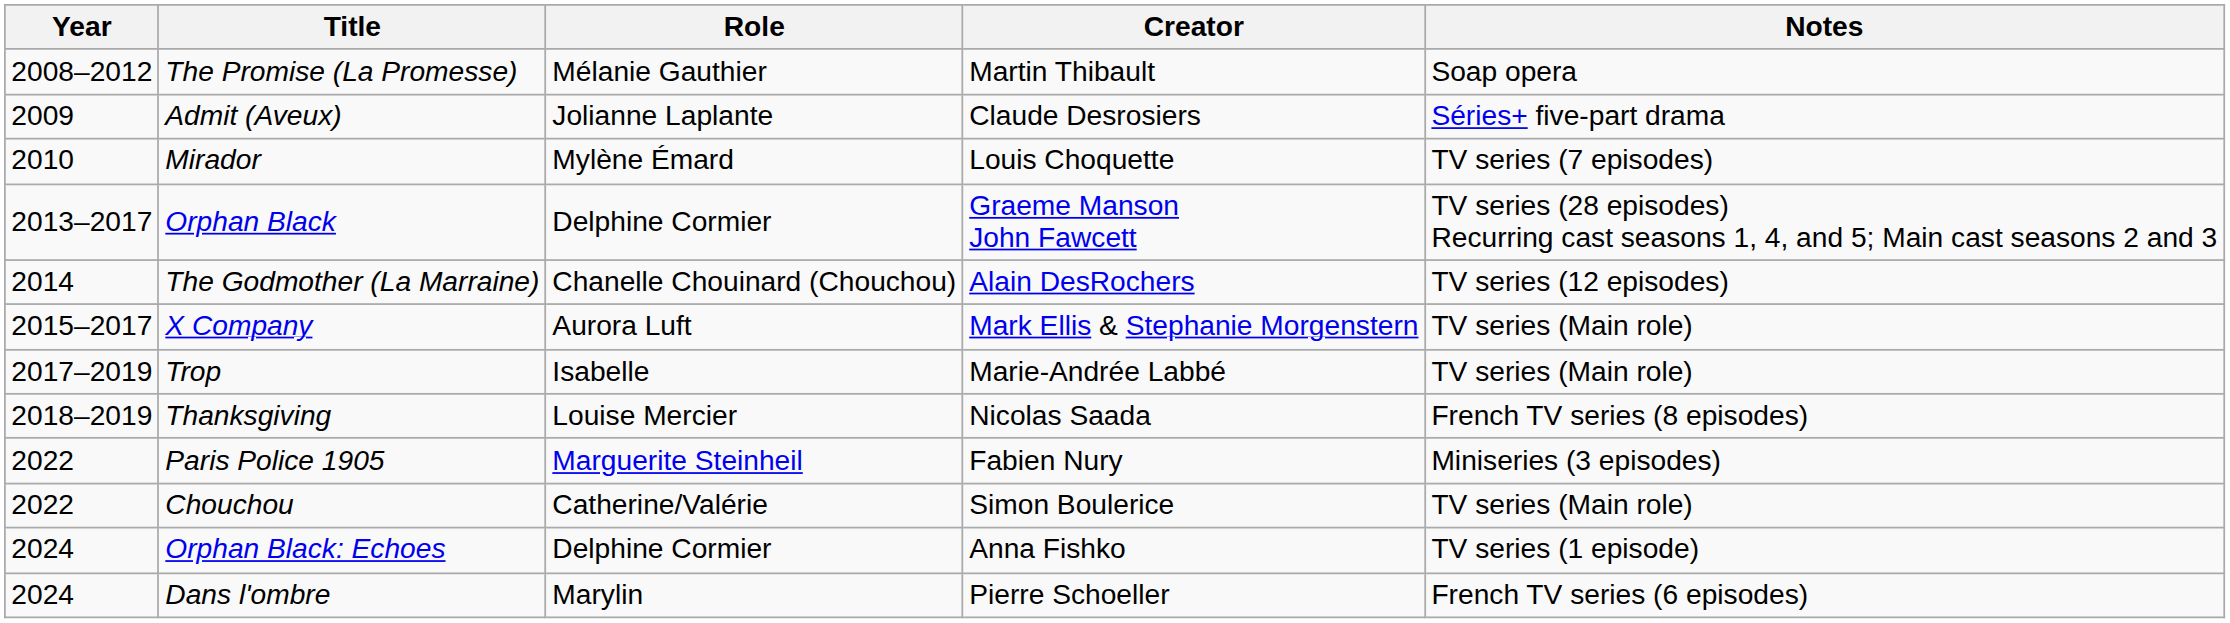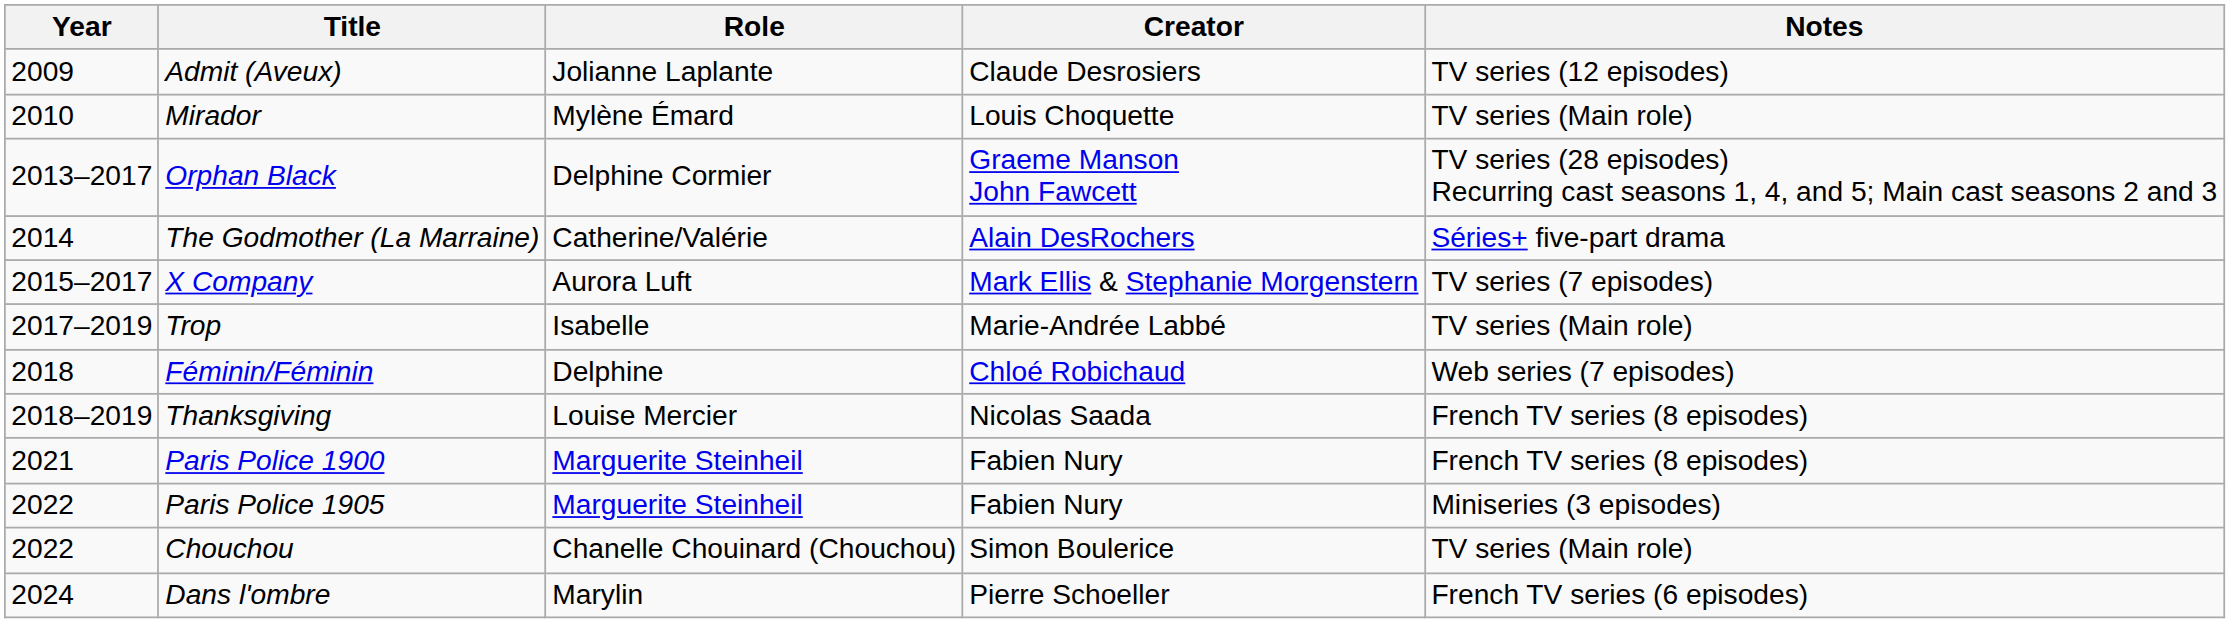- row: (341, 71)
(1578, 116) Séries+ five-part drama -> (1580, 71) TV series (12 episodes)
(1572, 160) TV series (7 episodes) -> (1562, 116) TV series (Main role)
(754, 281) Chanelle Chouinard (Chouchou) -> (660, 237) Catherine/Valérie
(1580, 281) TV series (12 episodes) -> (1578, 237) Séries+ five-part drama
(1562, 326) TV series (Main role) -> (1572, 281) TV series (7 episodes)
+ row: (269, 371)
+ row: (275, 460)
(660, 505) Catherine/Valérie -> (754, 549) Chanelle Chouinard (Chouchou)
- row: (305, 549)
